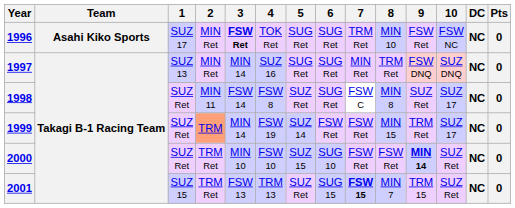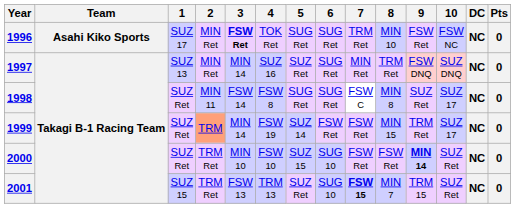(301, 68) SUG Ret -> (301, 68) SUZ Ret
(301, 98) SUZ Ret -> (301, 98) SUG Ret
(330, 189) SUG 15 -> (330, 189) SUG 10
